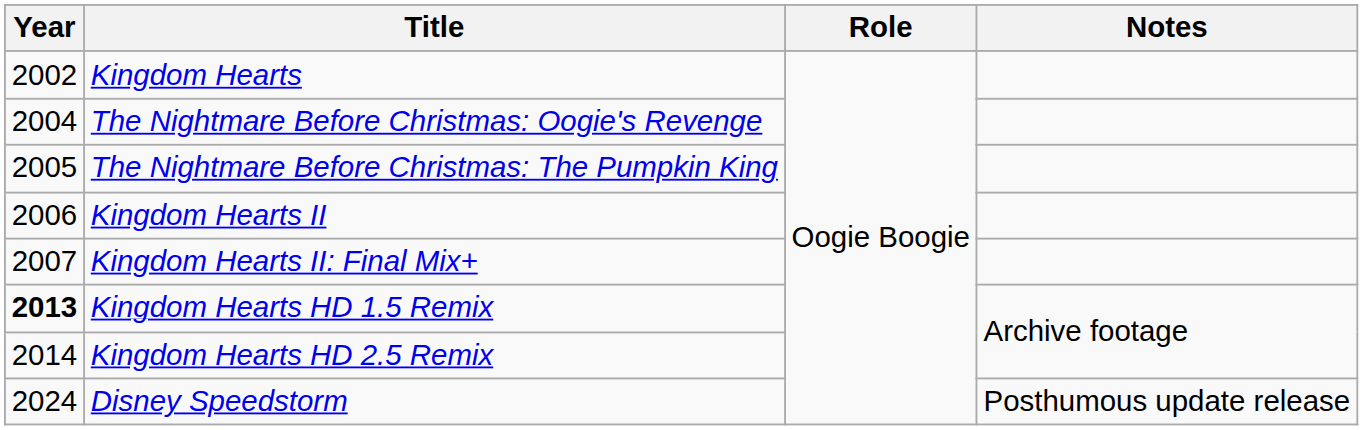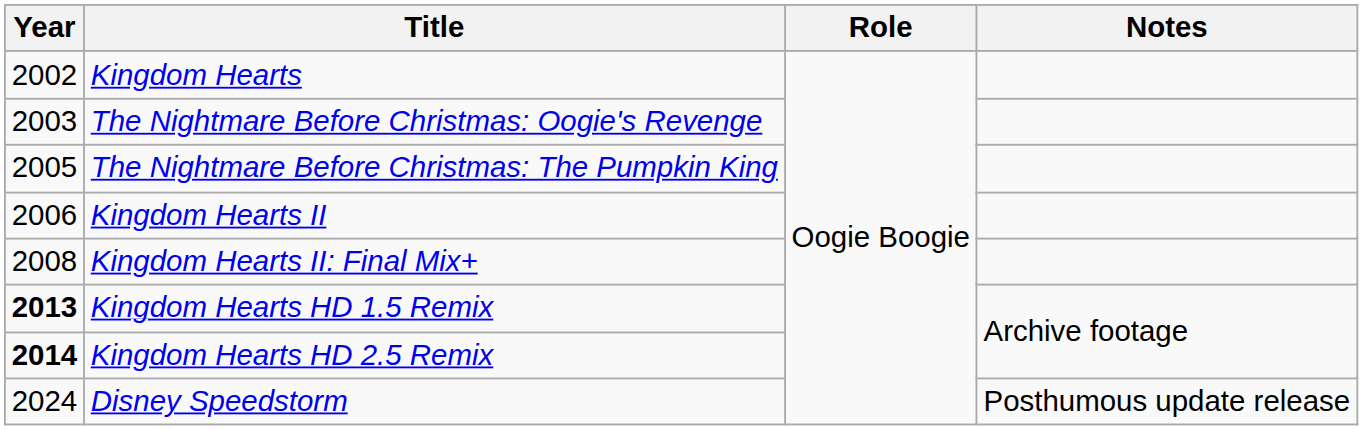(44, 121) 2004 -> (44, 121) 2003
(44, 261) 2007 -> (44, 261) 2008
(44, 354) normal -> (44, 354) bold
